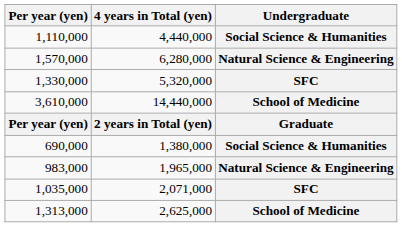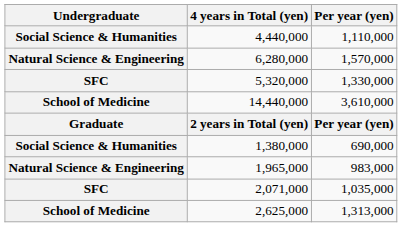columns swapped: (306, 15) <-> (48, 15)
